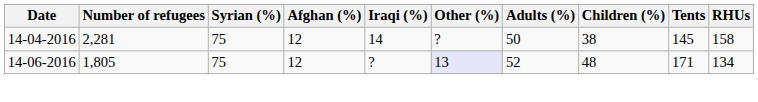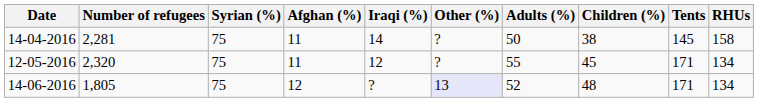(295, 39) 12 -> (294, 39) 11
+ row: (42, 62)
